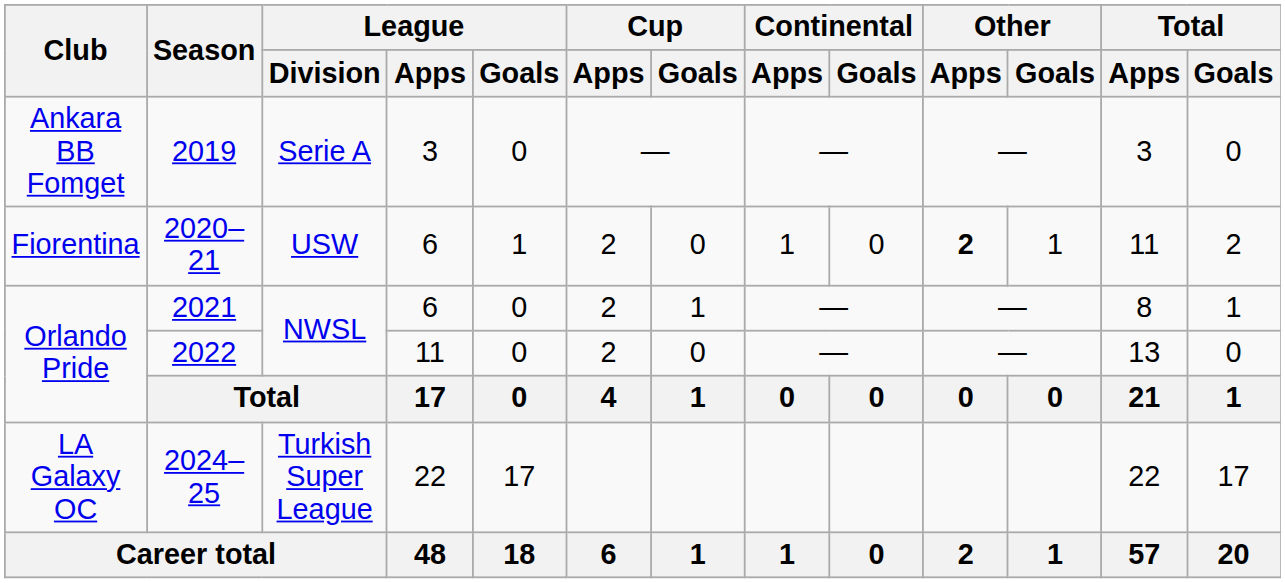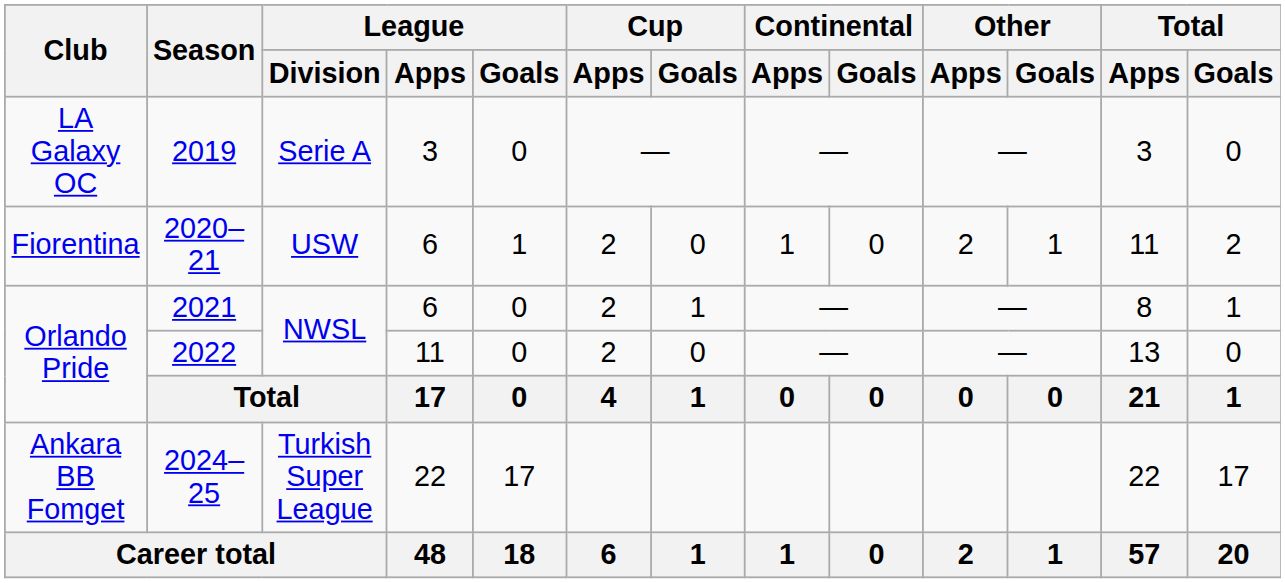(76, 151) Ankara BB Fomget -> (76, 151) LA Galaxy OC
(966, 245) bold -> (966, 245) normal
(76, 476) LA Galaxy OC -> (76, 476) Ankara BB Fomget
